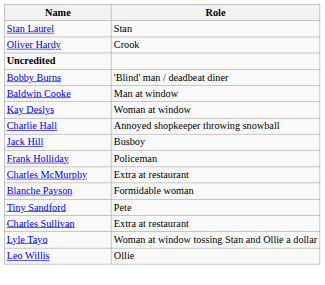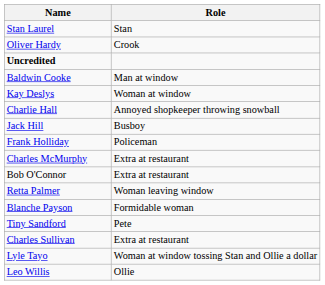- row: (34, 77)
+ row: (36, 175)
+ row: (33, 191)
